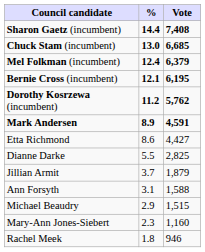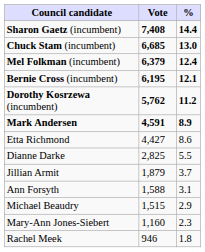columns swapped: (182, 12) <-> (151, 12)
